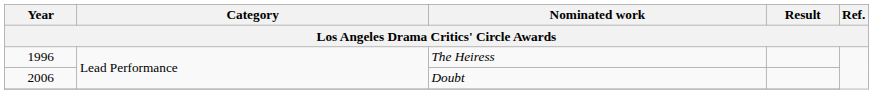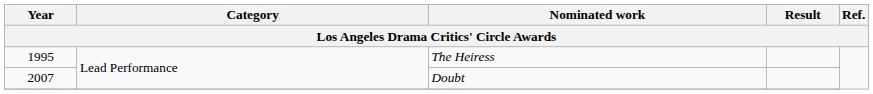(41, 57) 1996 -> (41, 57) 1995
(41, 78) 2006 -> (41, 78) 2007
